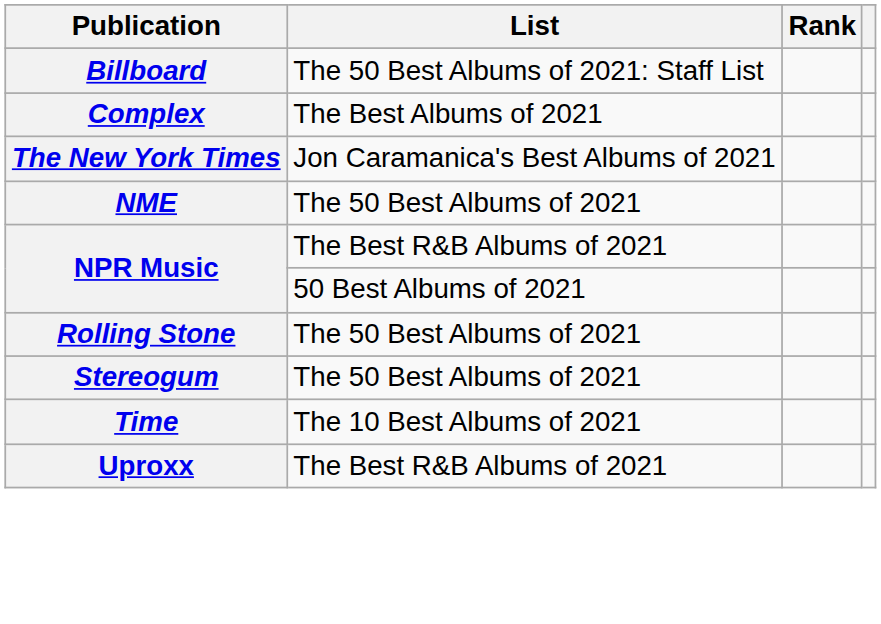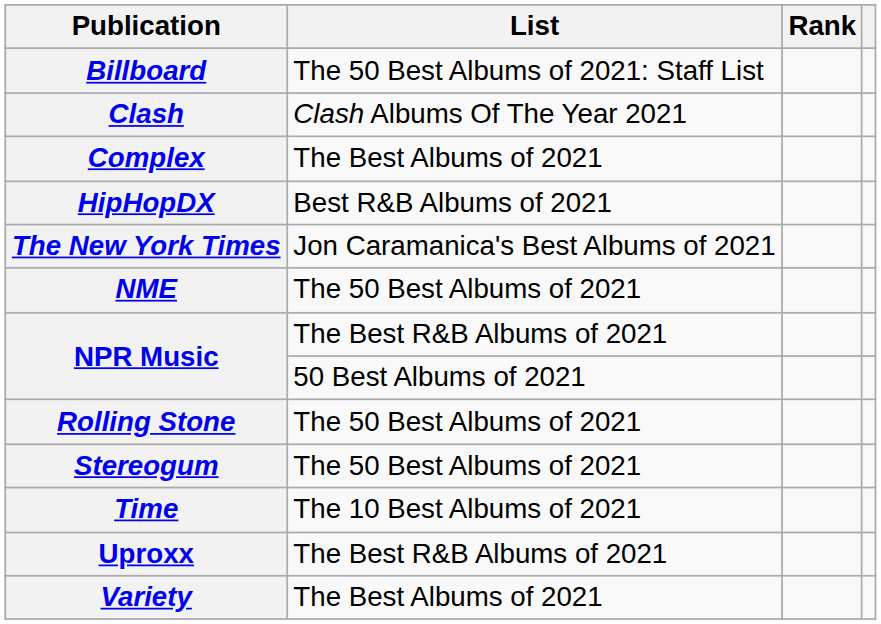+ row: (146, 114)
+ row: (146, 202)
+ row: (146, 597)
